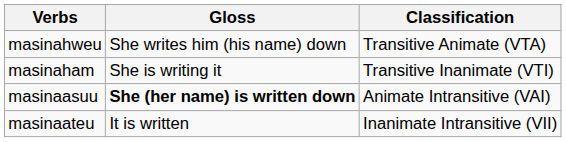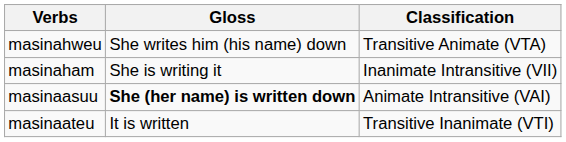(458, 70) Transitive Inanimate (VTI) -> (460, 70) Inanimate Intransitive (VII)
(460, 123) Inanimate Intransitive (VII) -> (458, 123) Transitive Inanimate (VTI)
